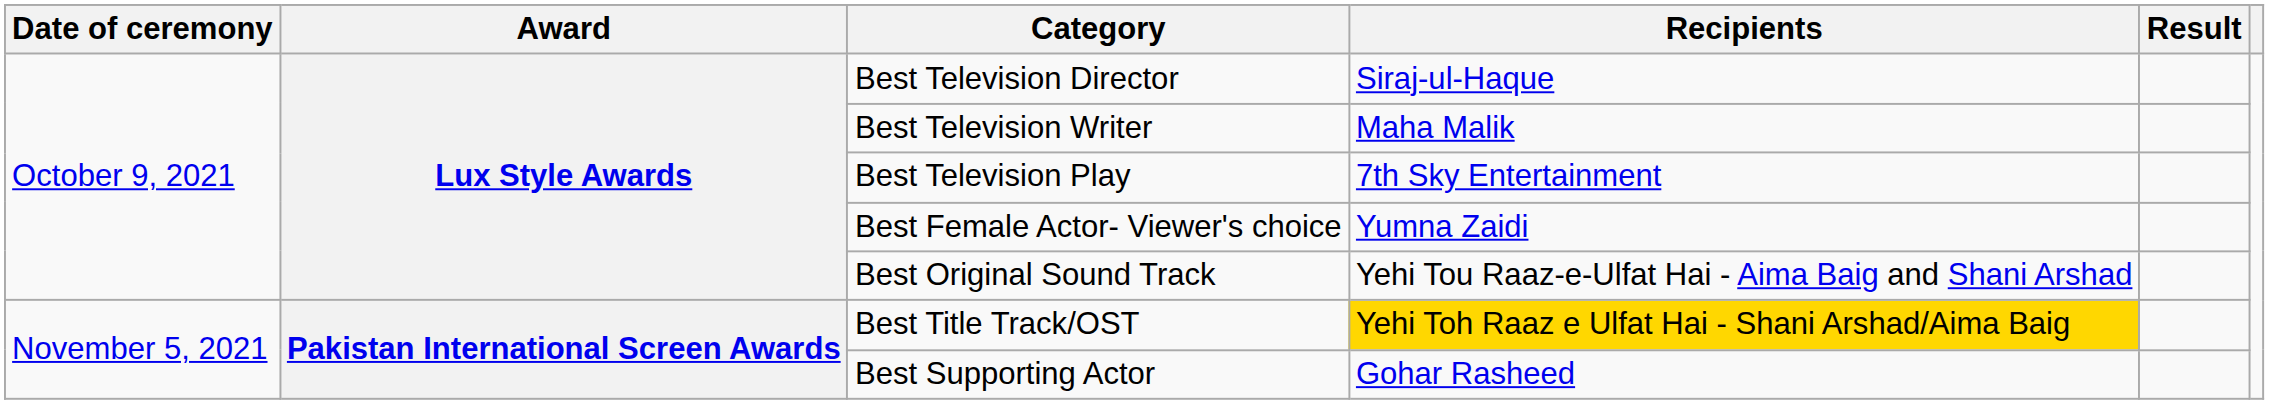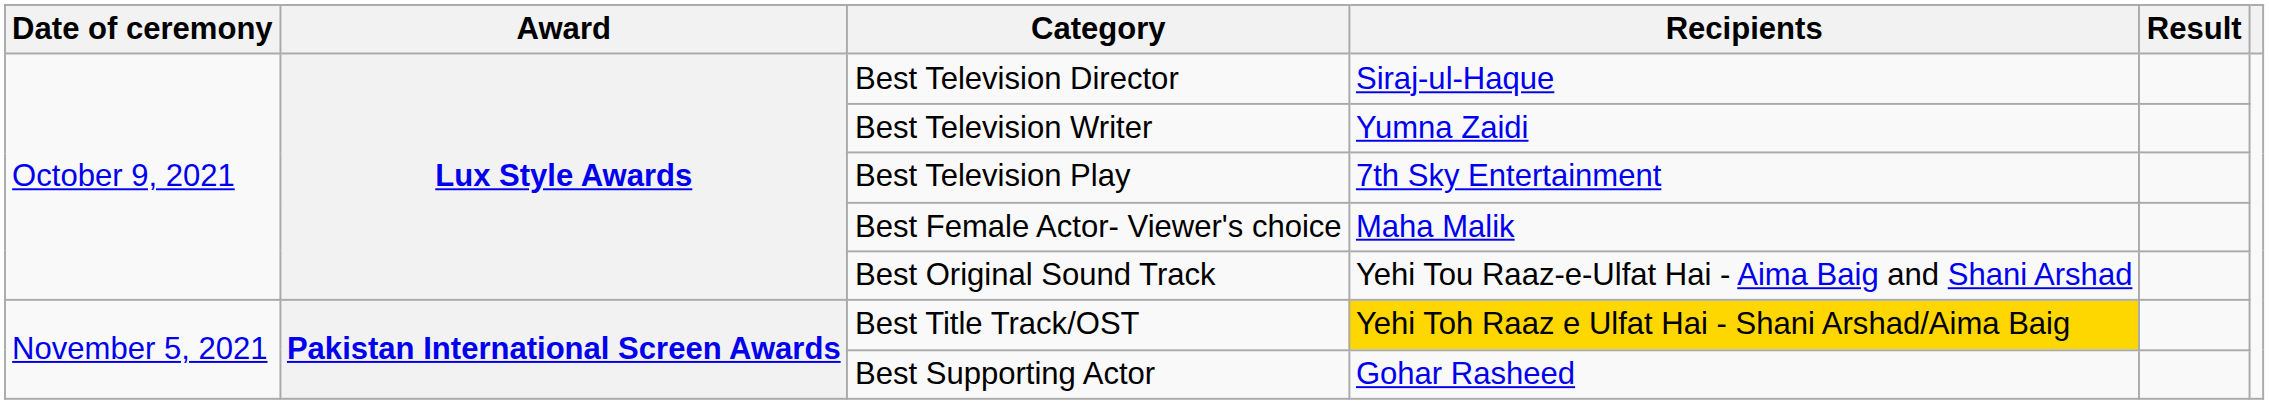(1435, 127) Maha Malik -> (1442, 127) Yumna Zaidi
(1442, 226) Yumna Zaidi -> (1435, 226) Maha Malik
